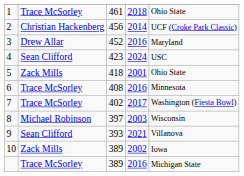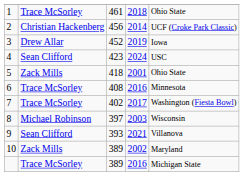(137, 42) 2016 -> (137, 42) 2019
(167, 42) Maryland -> (159, 42) Iowa
(159, 149) Iowa -> (167, 149) Maryland
